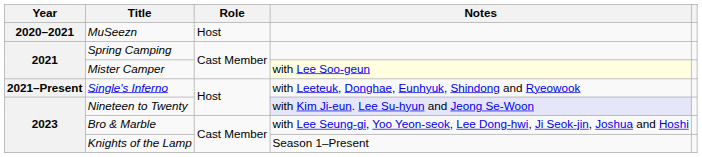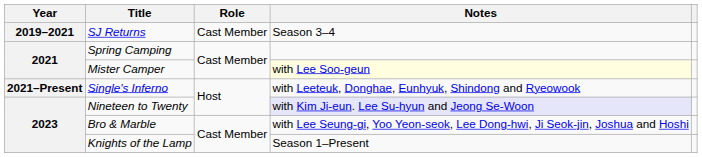+ row: (117, 32)
- row: (112, 32)
